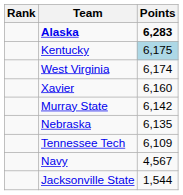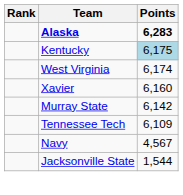- row: (66, 124)
